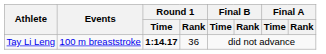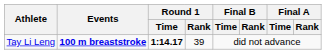(100, 42) normal -> (103, 42) bold
(194, 42) 36 -> (199, 42) 39
